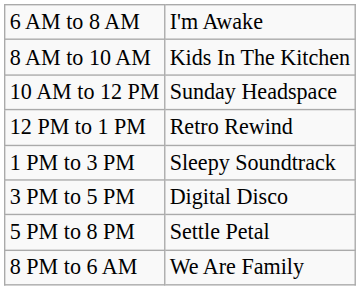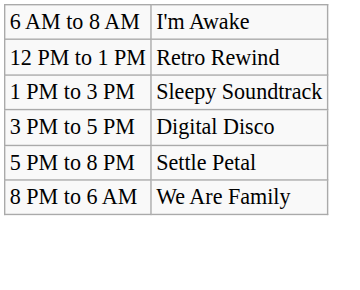- row: (80, 57)
- row: (85, 92)
